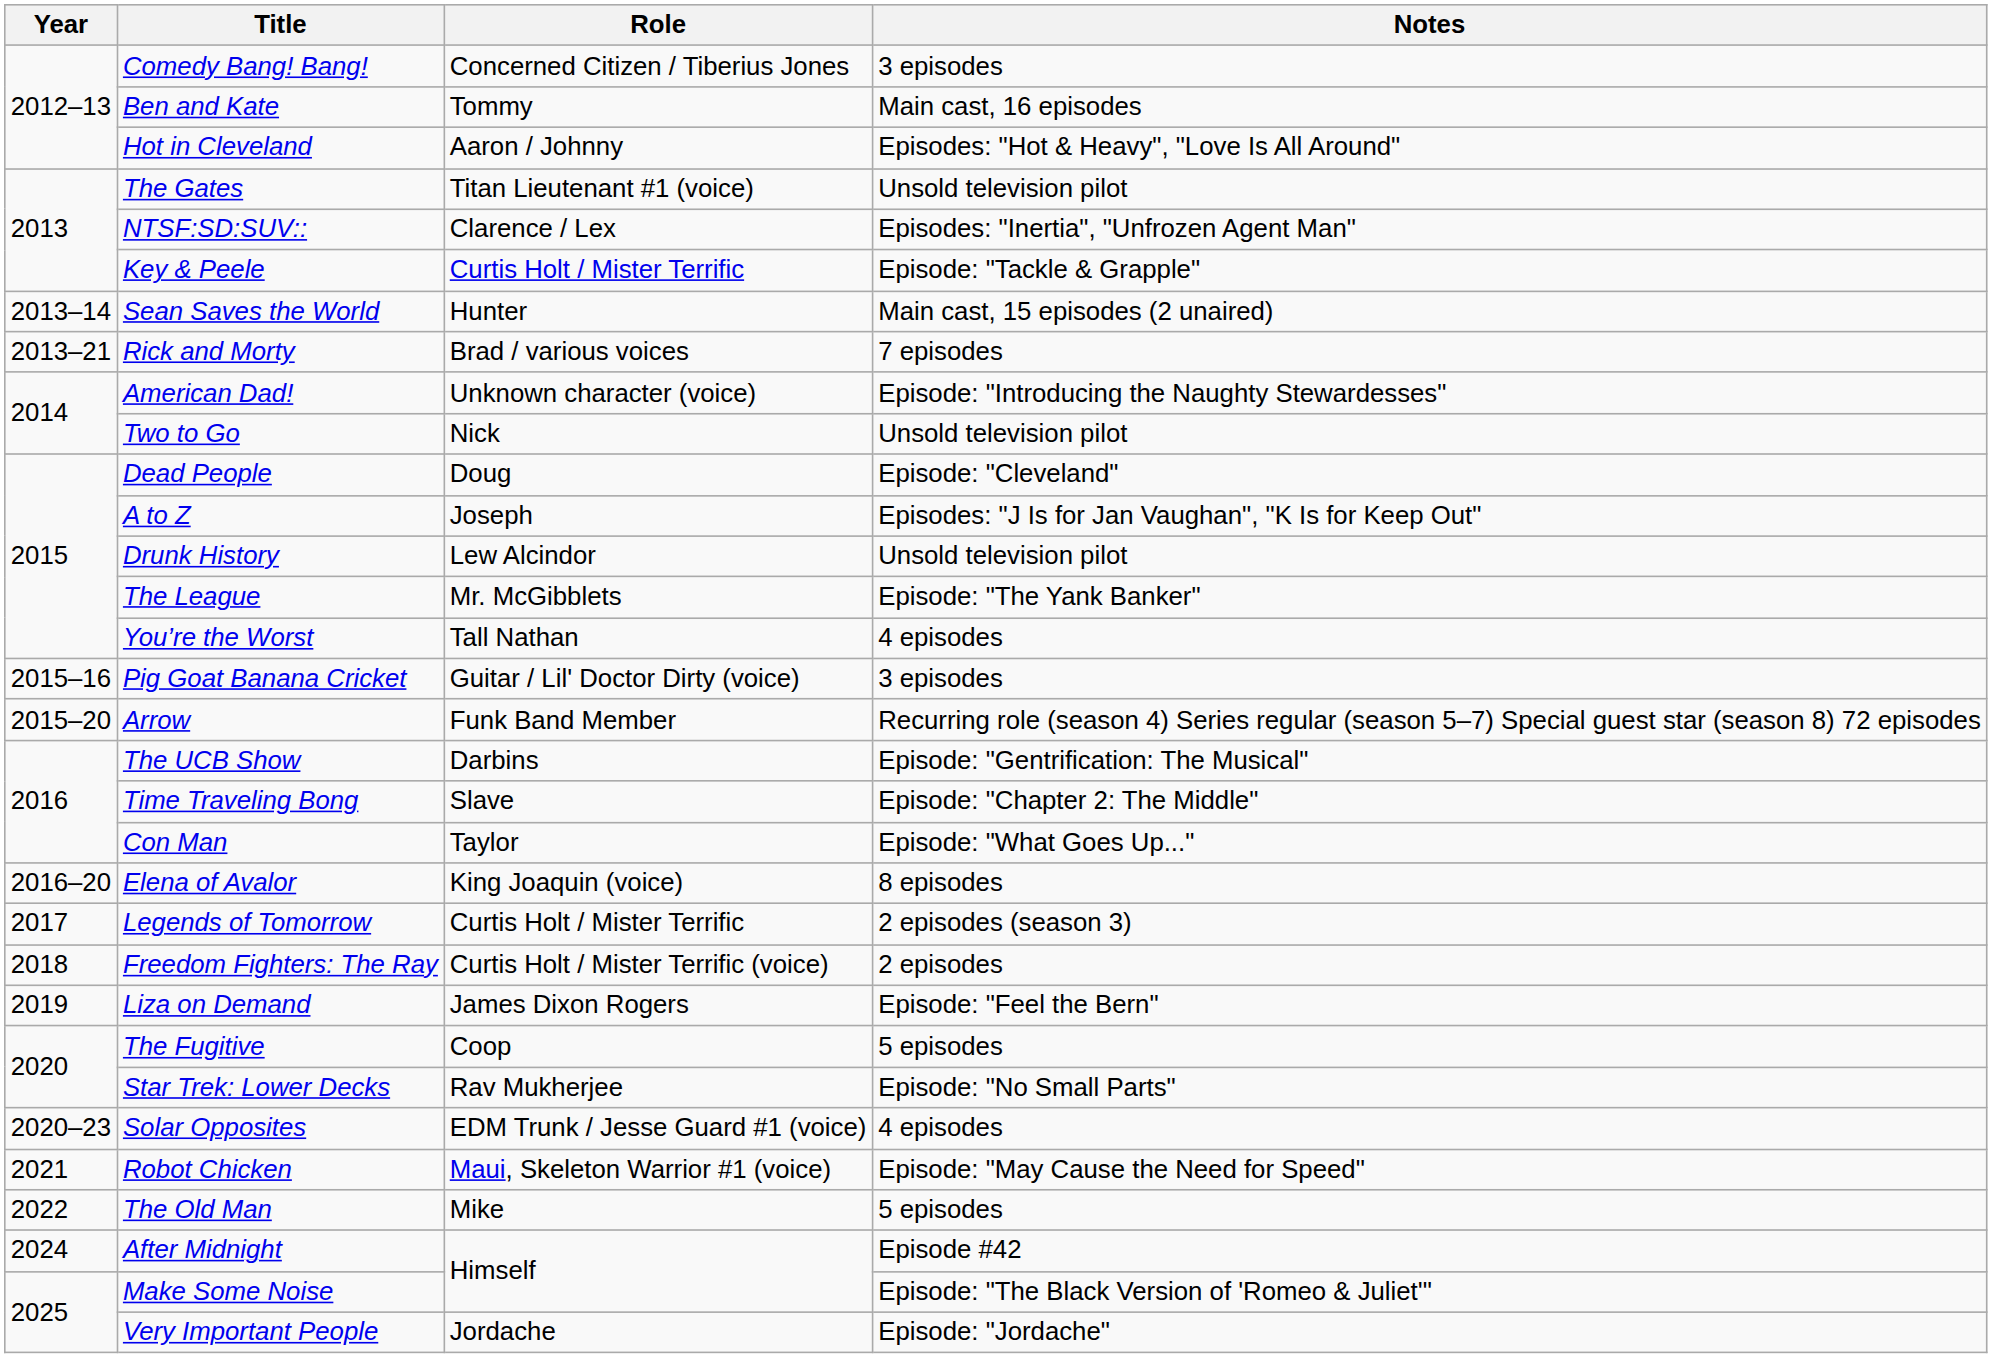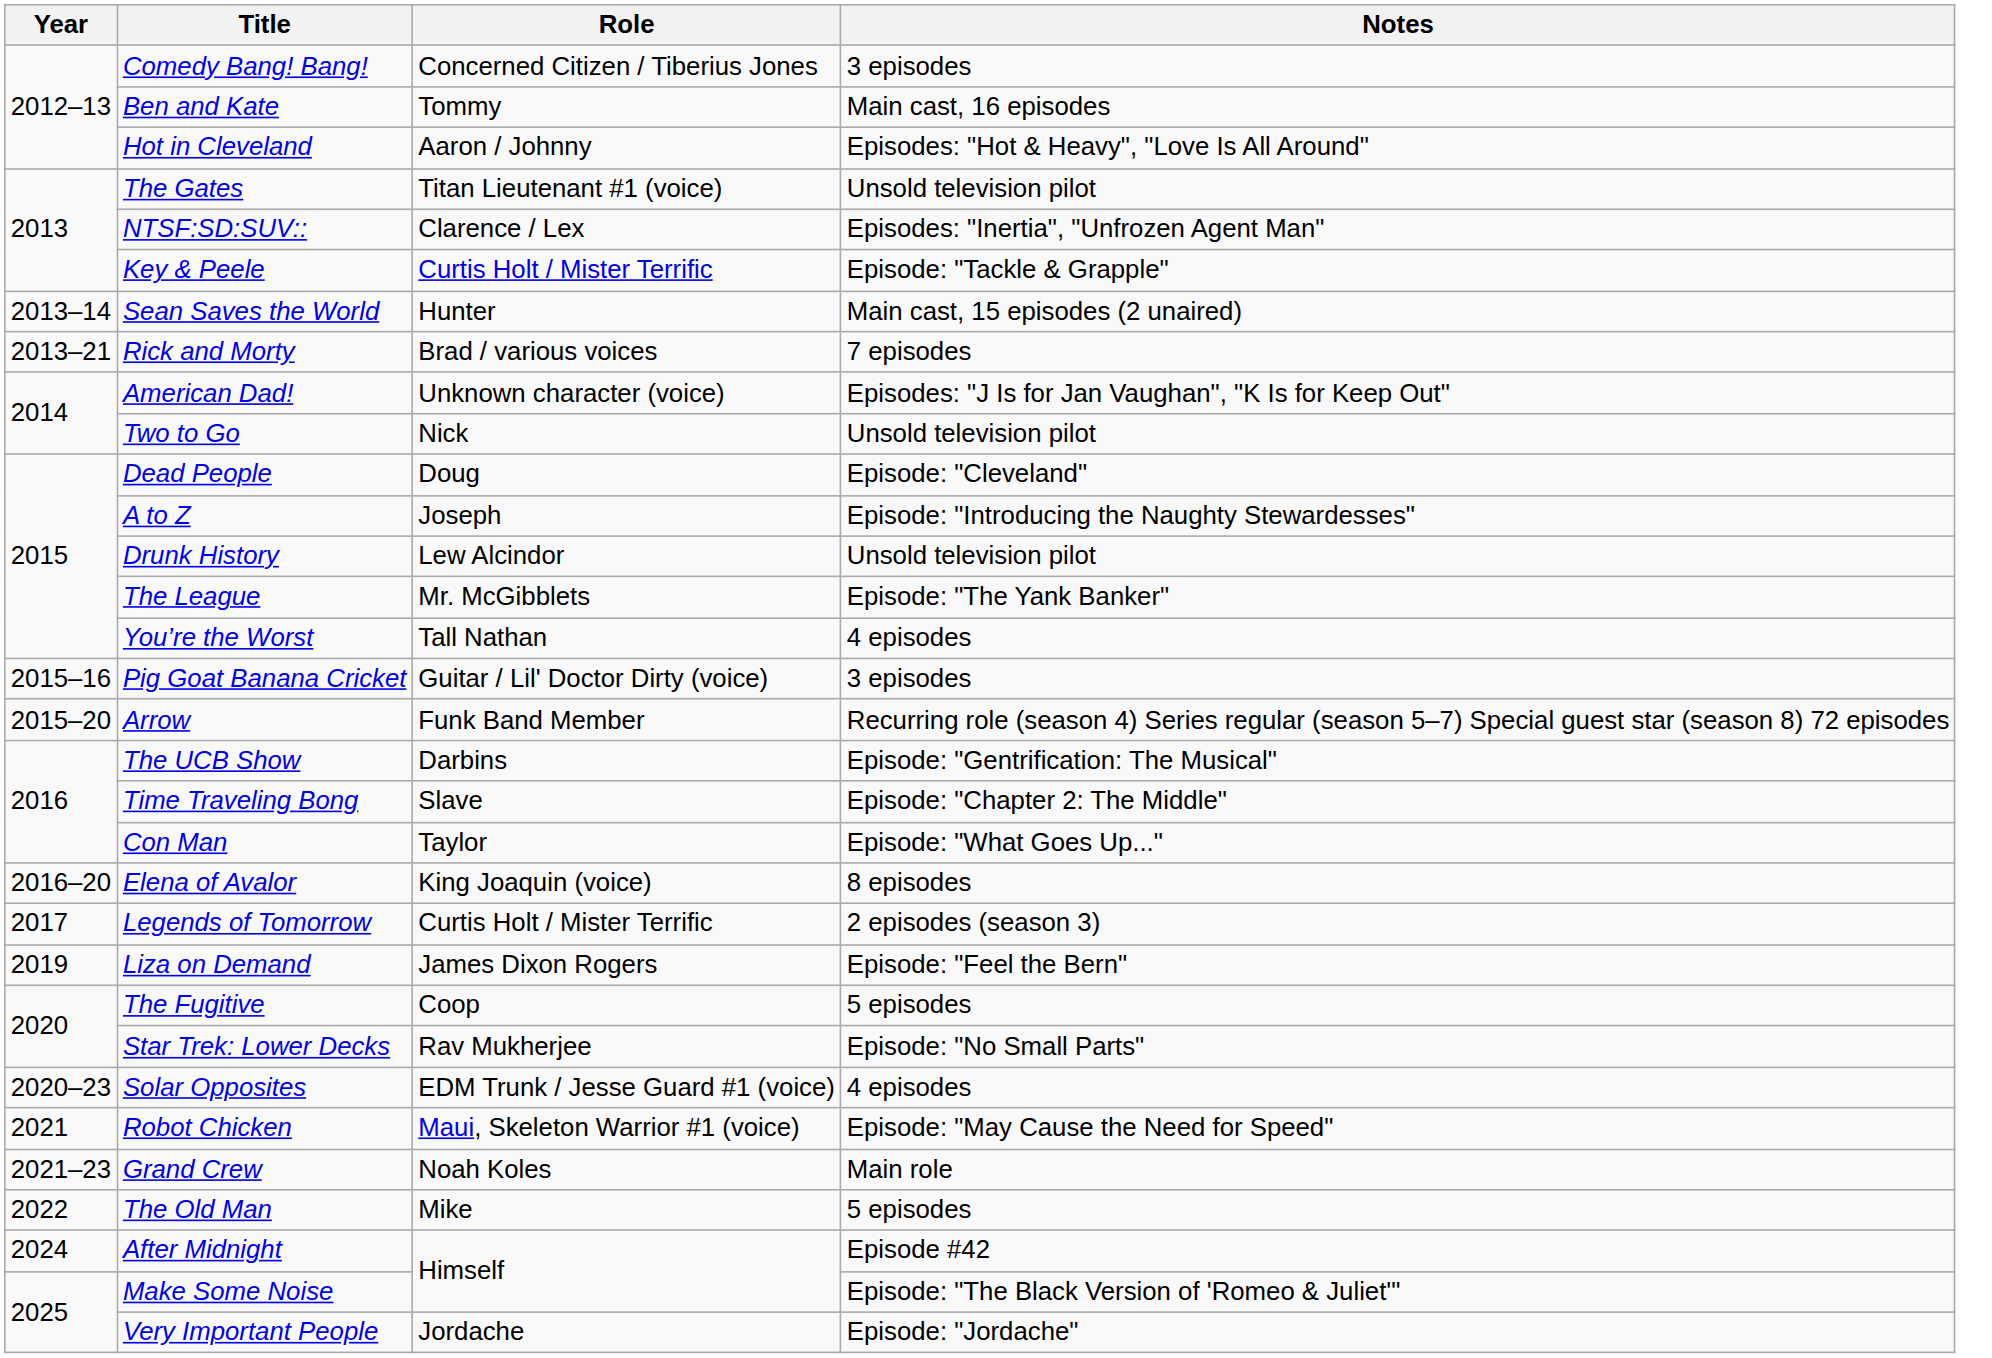(1162, 392) Episode: "Introducing the Naughty Stewardesses" -> (1148, 392) Episodes: "J Is for Jan Vaughan", "K Is for Keep Out"
(1180, 515) Episodes: "J Is for Jan Vaughan", "K Is for Keep Out" -> (1131, 515) Episode: "Introducing the Naughty Stewardesses"
- row: (280, 964)
+ row: (192, 1168)
